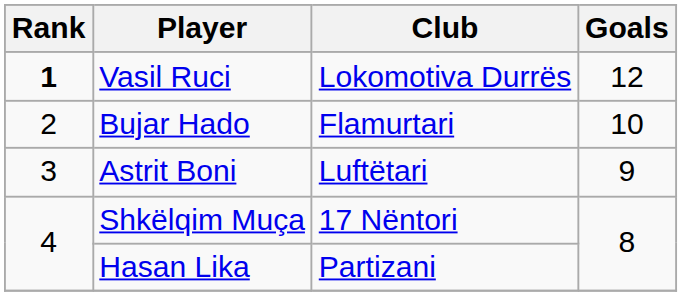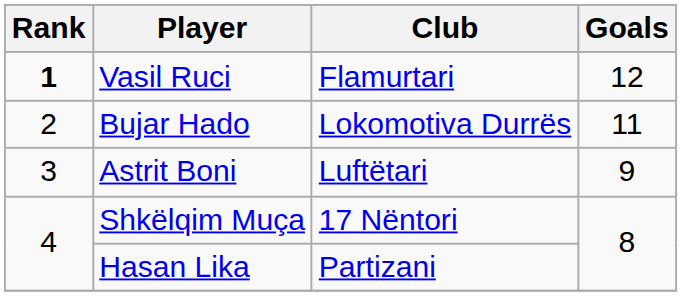(445, 76) Lokomotiva Durrës -> (386, 76) Flamurtari
(386, 123) Flamurtari -> (445, 123) Lokomotiva Durrës
(627, 123) 10 -> (627, 123) 11
